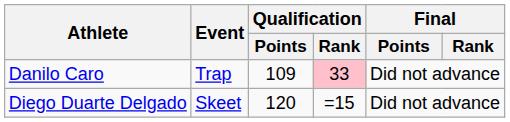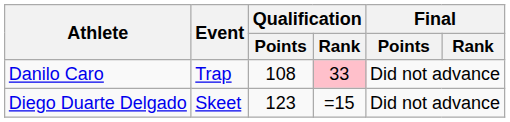(281, 75) 109 -> (281, 75) 108
(281, 103) 120 -> (281, 103) 123
